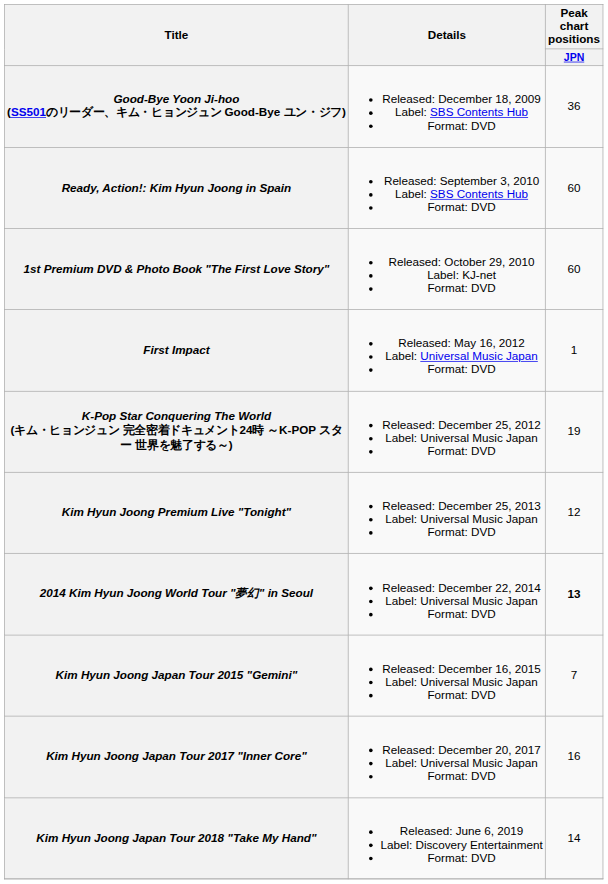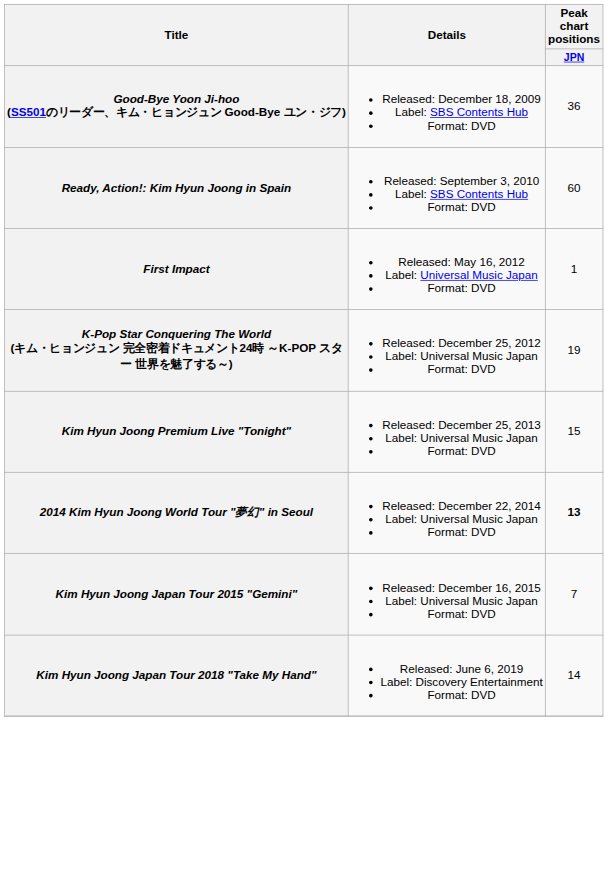- row: (176, 269)
(574, 513) 12 -> (574, 431) 15
- row: (176, 756)
